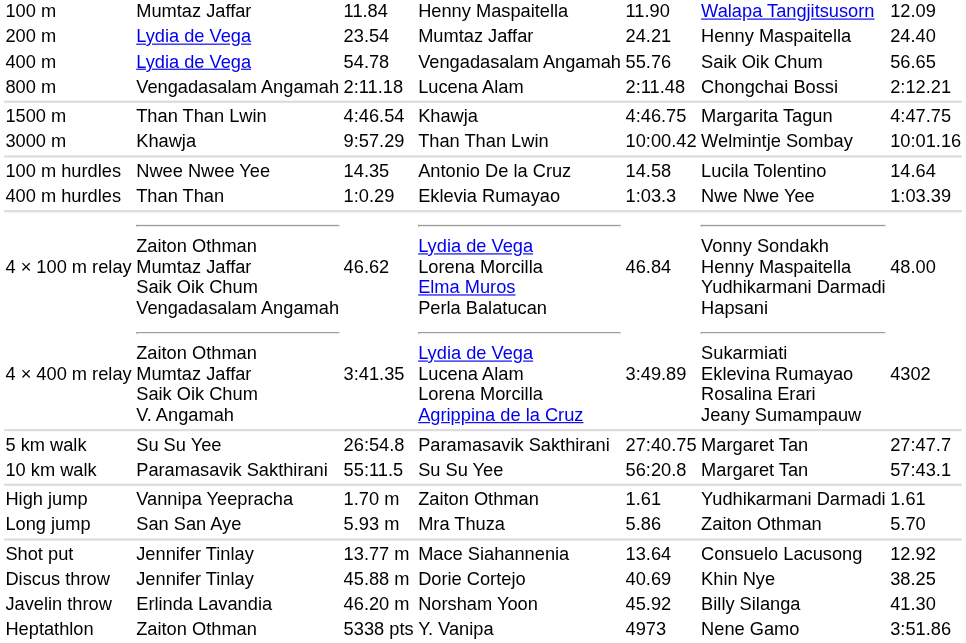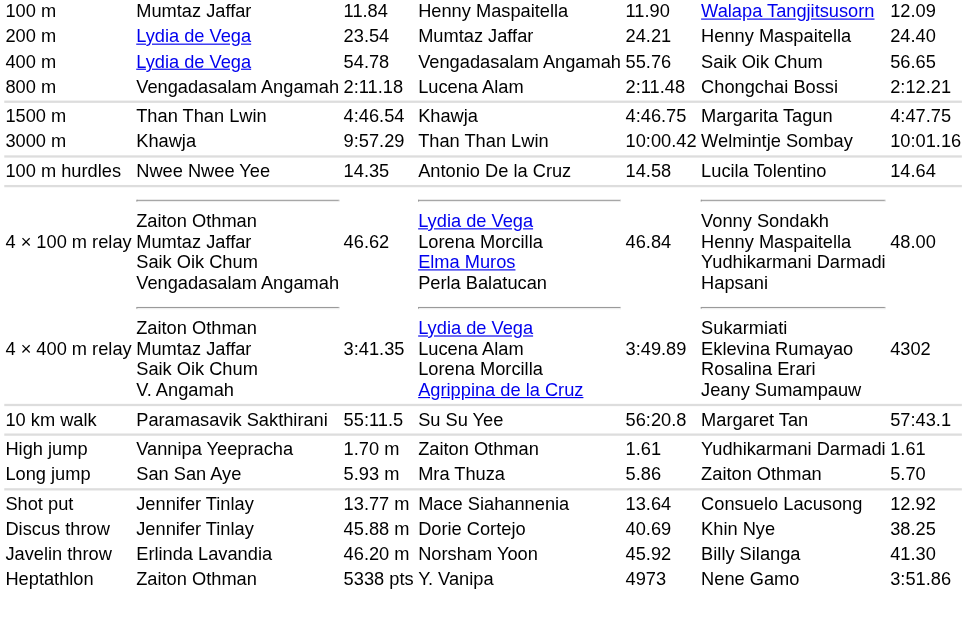- row: (63, 196)
- row: (46, 444)
